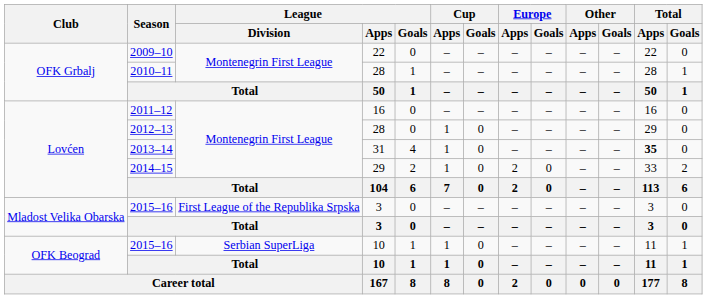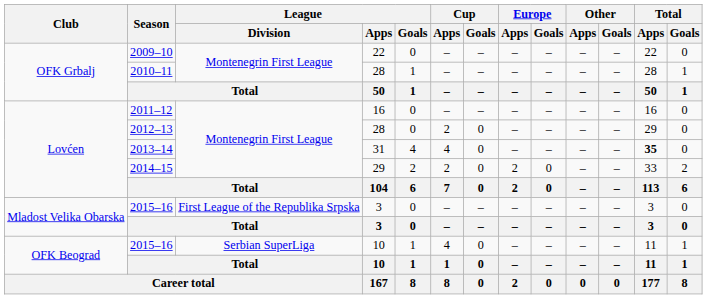(447, 129) 1 -> (447, 129) 2
(447, 149) 1 -> (447, 149) 4
(447, 168) 1 -> (447, 168) 2
(447, 245) 1 -> (447, 245) 4
